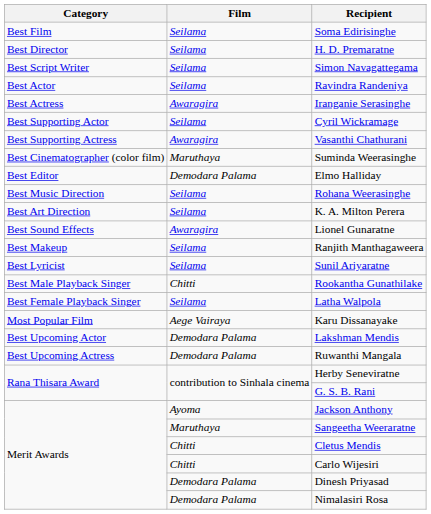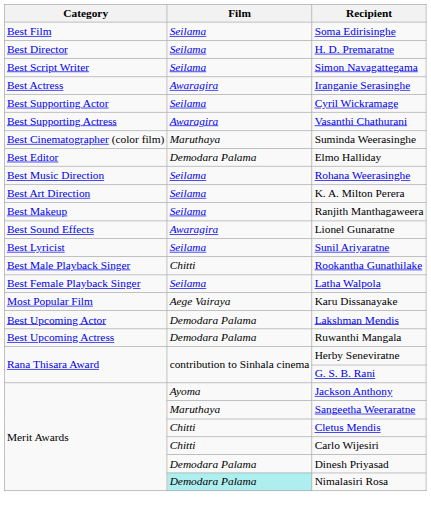- row: (361, 85)
rows swapped: (355, 229) <-> (369, 247)
(213, 499) no background -> (213, 481) paleturquoise background
